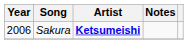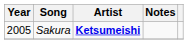(19, 30) 2006 -> (19, 30) 2005
